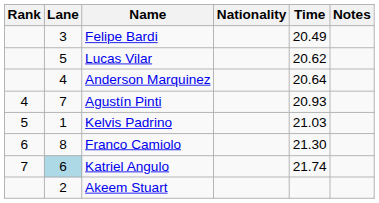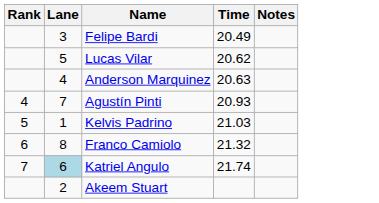- column: (252, 15)
(310, 79) 20.64 -> (234, 79) 20.63
(310, 144) 21.30 -> (234, 144) 21.32
